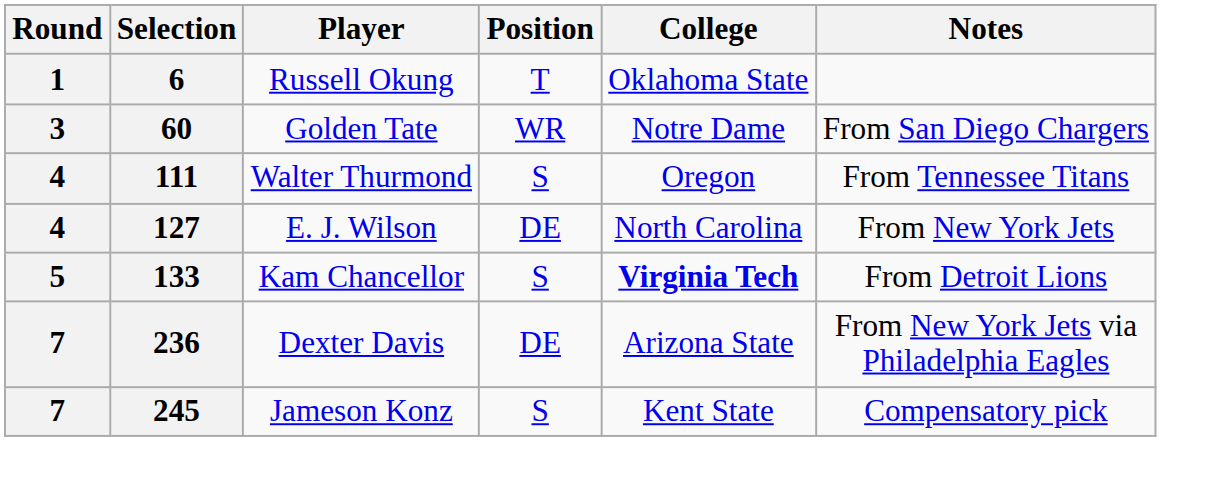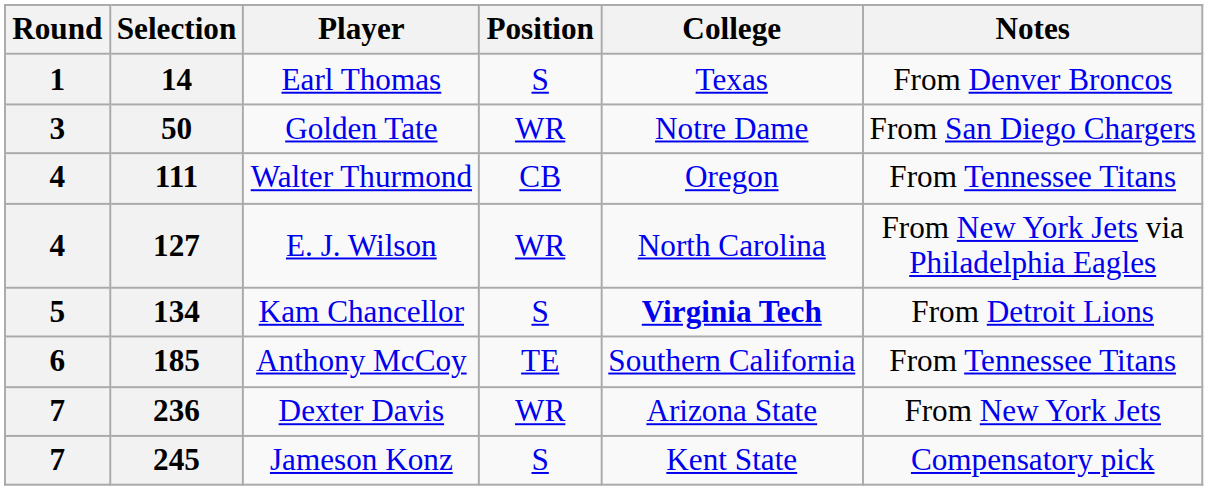- row: (361, 78)
+ row: (361, 78)
(177, 128) 60 -> (177, 128) 50
(540, 177) S -> (540, 177) CB
(540, 227) DE -> (540, 244) WR
(986, 227) From New York Jets -> (1033, 244) From New York Jets via Philadelphia Eagles
(177, 276) 133 -> (177, 311) 134
+ row: (361, 361)
(540, 343) DE -> (540, 410) WR
(986, 343) From New York Jets via Philadelphia Eagles -> (1033, 410) From New York Jets
